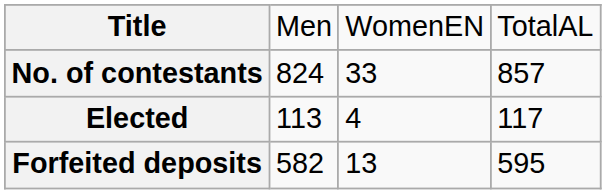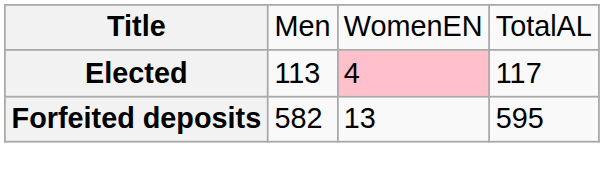- row: (137, 73)
(353, 118) no background -> (352, 73) pink background
